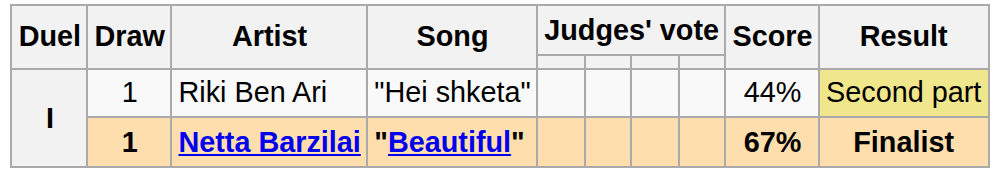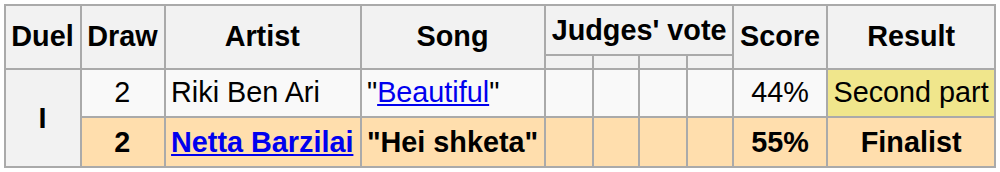(130, 93) 1 -> (122, 93) 2
(453, 93) "Hei shketa" -> (433, 93) "Beautiful"
(130, 143) 1 -> (122, 143) 2
(450, 143) "Beautiful" -> (453, 143) "Hei shketa"
(773, 143) 67% -> (780, 143) 55%
